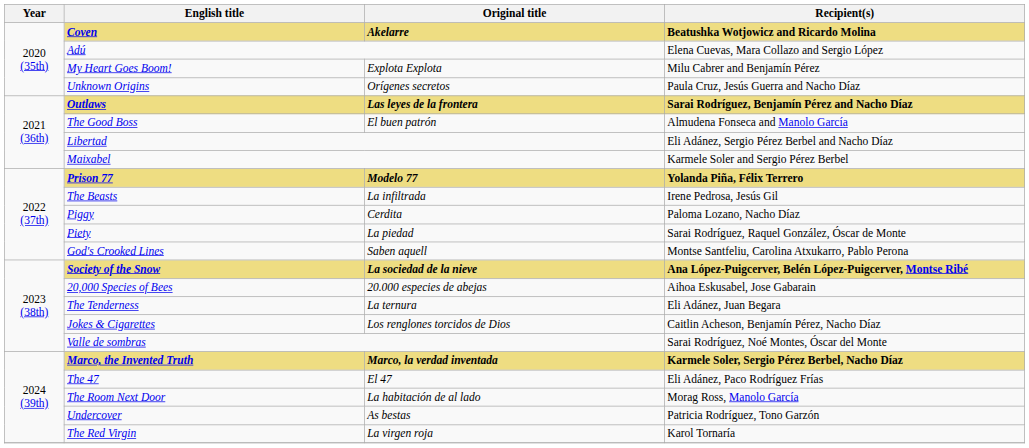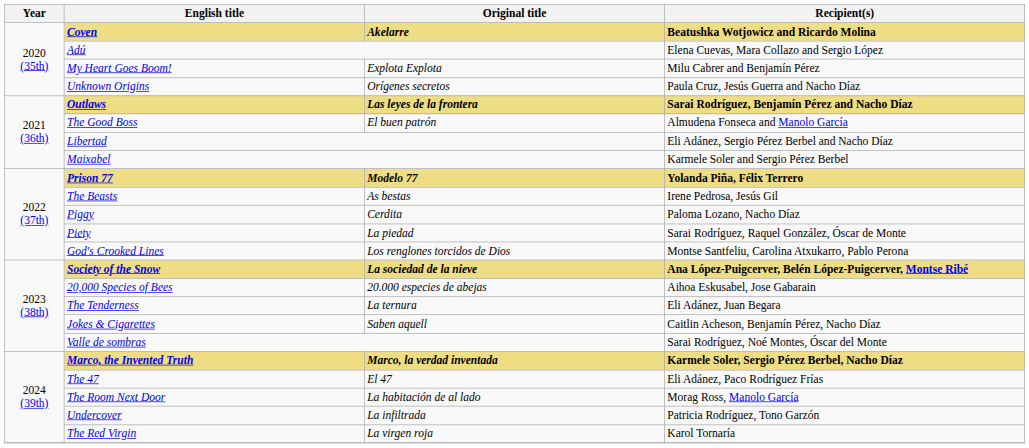(396, 196) La infiltrada -> (389, 196) As bestas
(397, 251) Saben aquell -> (439, 251) Los renglones torcidos de Dios
(439, 324) Los renglones torcidos de Dios -> (397, 324) Saben aquell
(389, 415) As bestas -> (396, 415) La infiltrada
